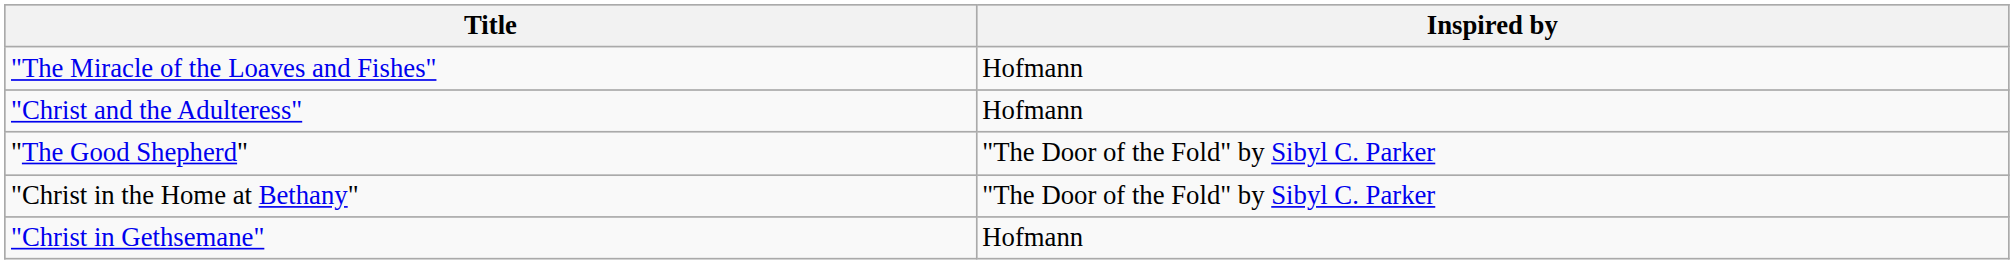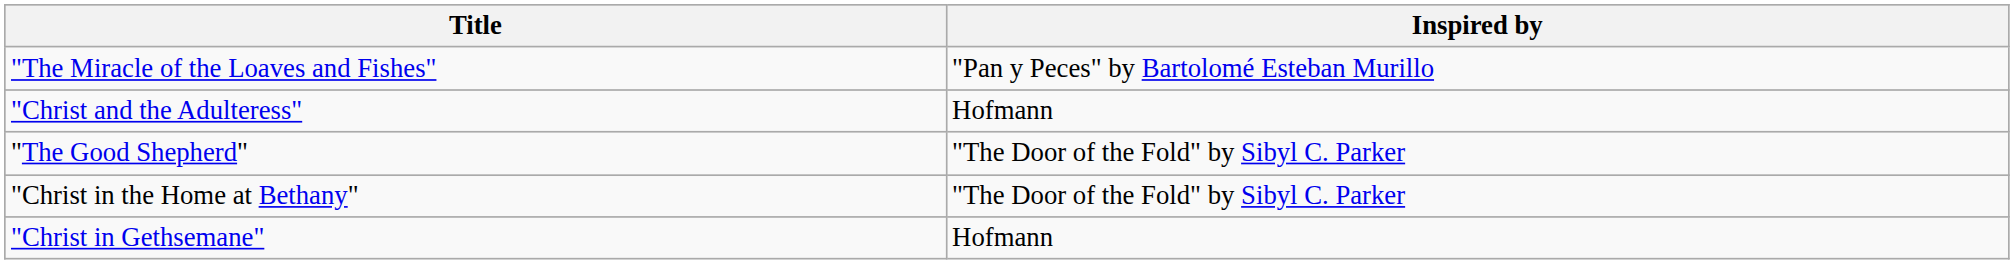(1033, 68) Hofmann -> (1193, 68) "Pan y Peces" by Bartolomé Esteban Murillo
